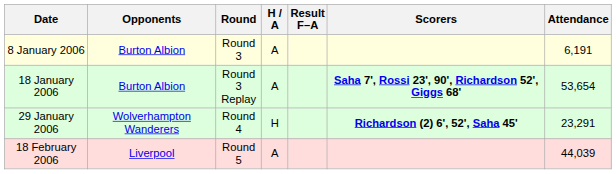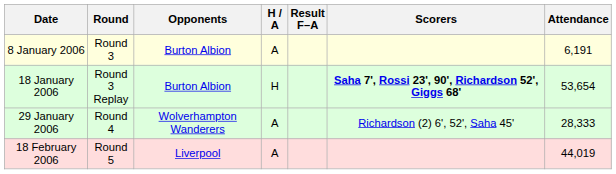columns swapped: (239, 19) <-> (152, 19)
(275, 86) A -> (275, 86) H
(275, 123) H -> (275, 123) A
(436, 123) bold -> (436, 123) normal
(578, 123) 23,291 -> (578, 123) 28,333
(578, 153) 44,039 -> (578, 153) 44,019
